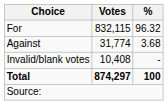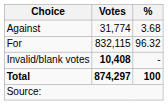rows swapped: (14, 28) <-> (23, 44)
(115, 60) normal -> (115, 60) bold
